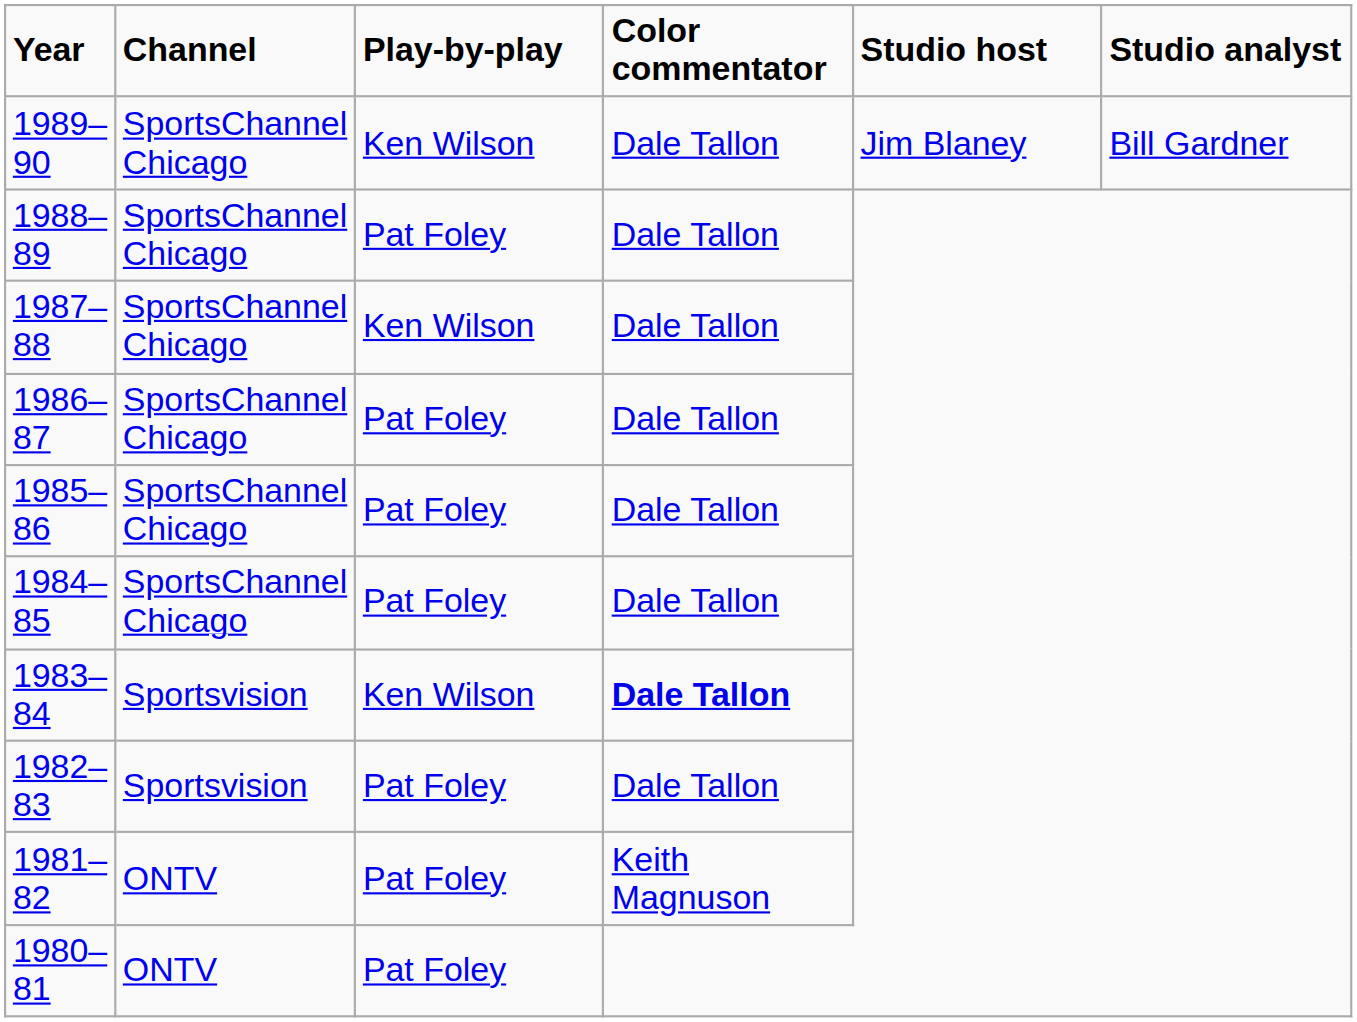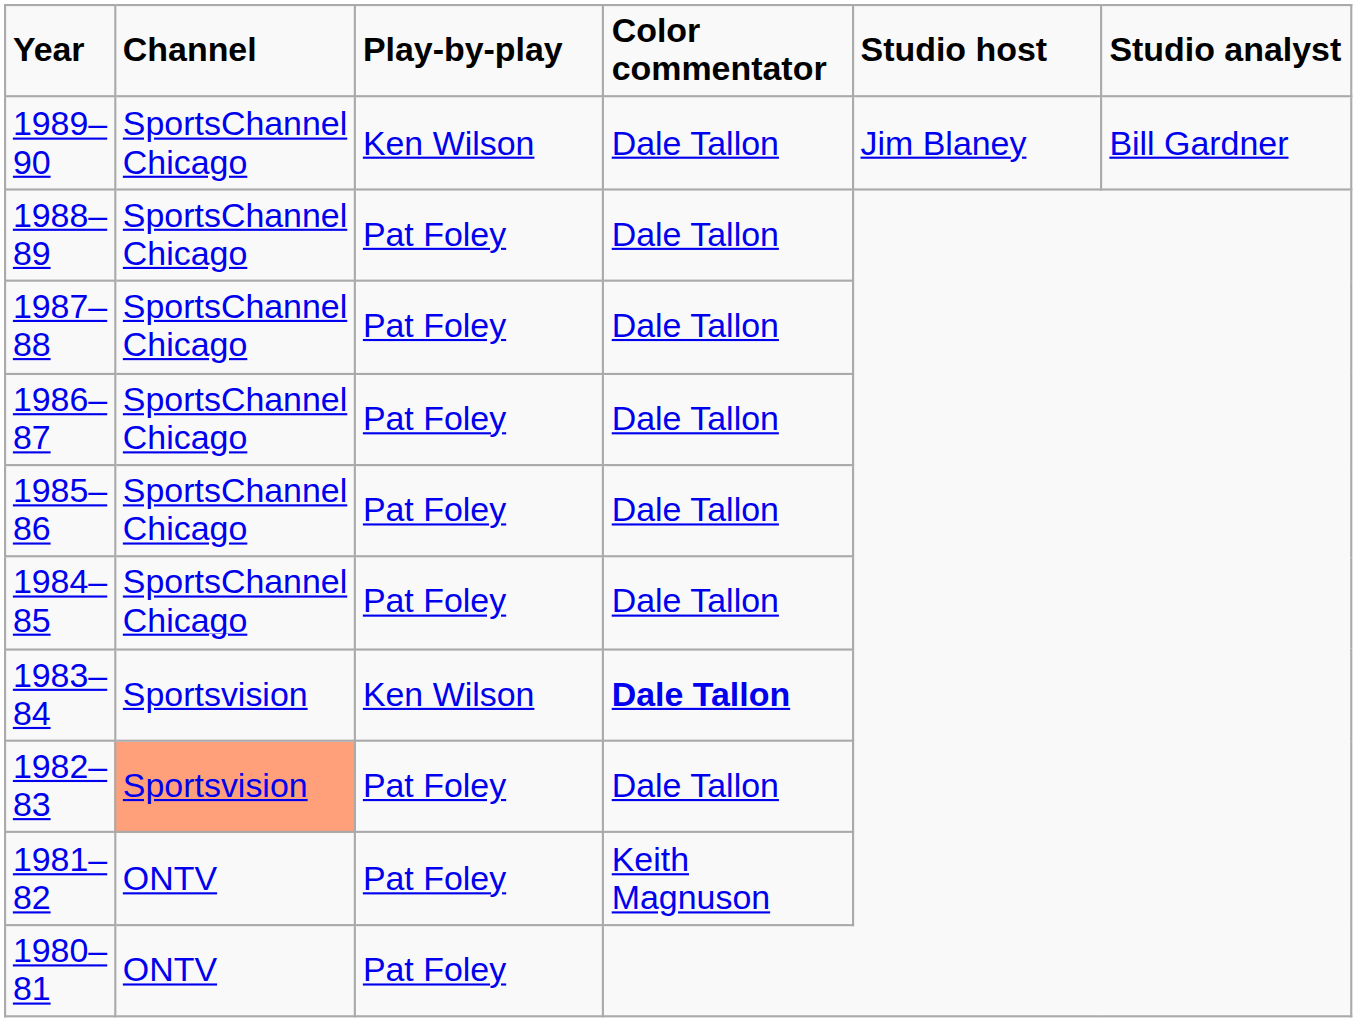(449, 326) Ken Wilson -> (435, 326) Pat Foley
(215, 786) no background -> (215, 786) lightsalmon background
